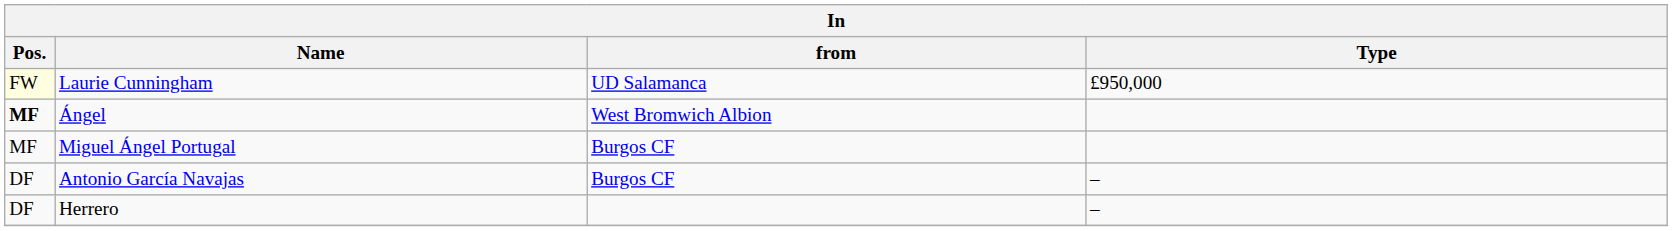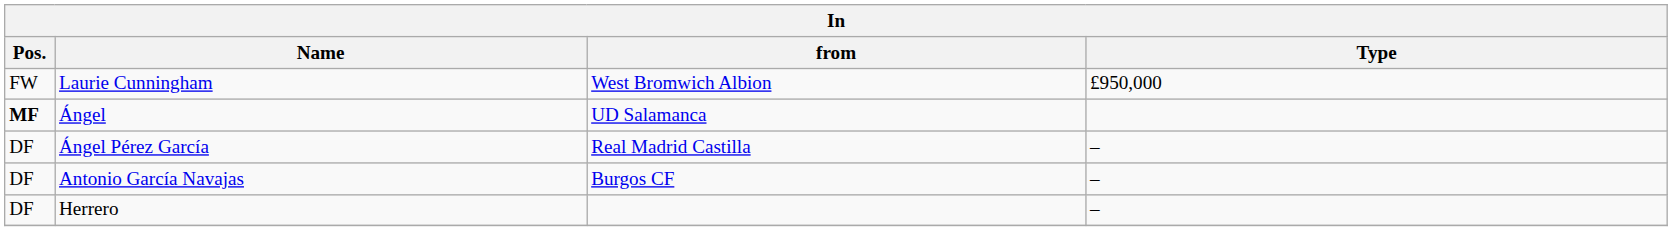(24, 83) lightyellow background -> (24, 83) no background
(649, 83) UD Salamanca -> (681, 83) West Bromwich Albion
(681, 115) West Bromwich Albion -> (649, 115) UD Salamanca
- row: (147, 147)
+ row: (134, 147)
